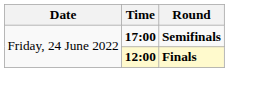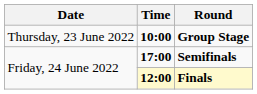+ row: (213, 36)
